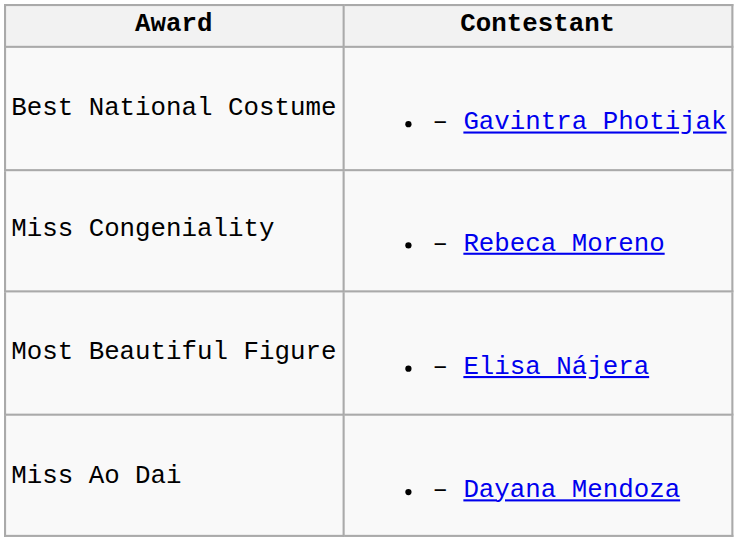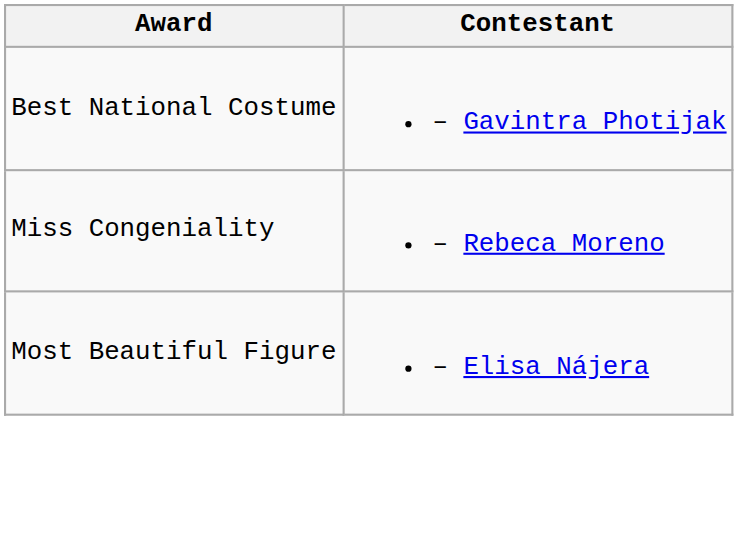- row: (96, 476)
